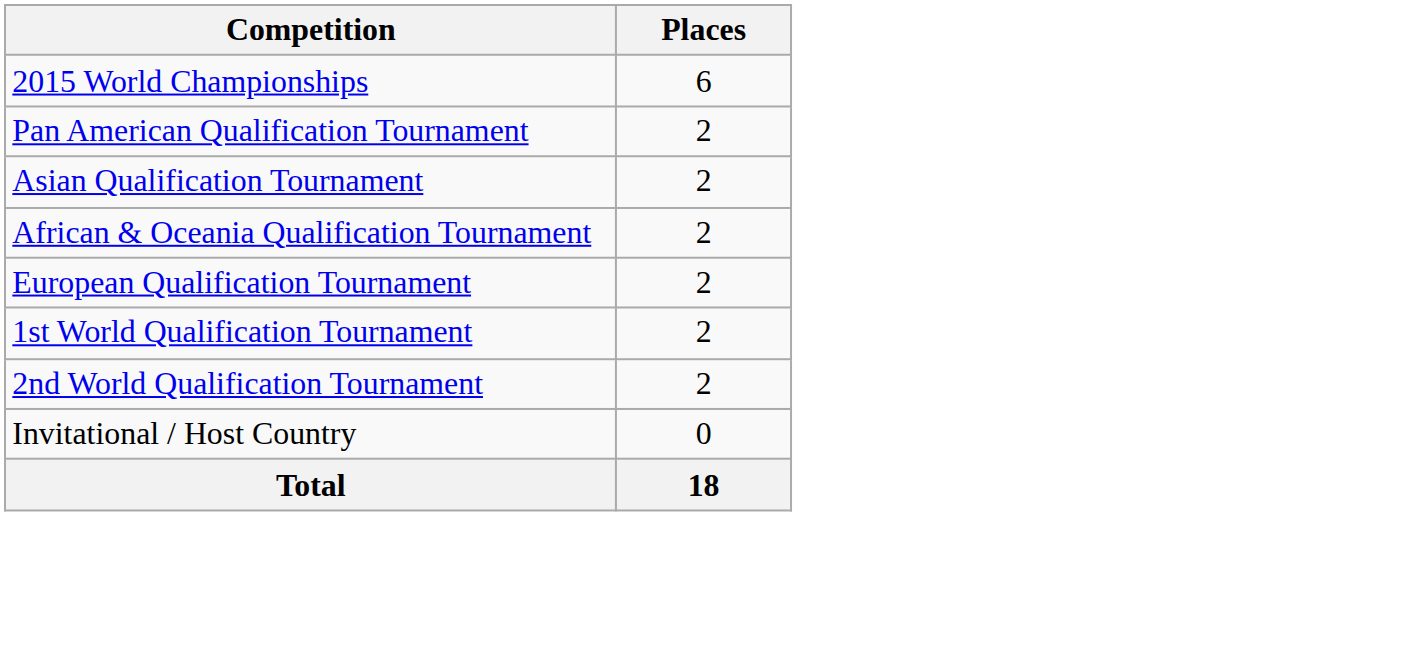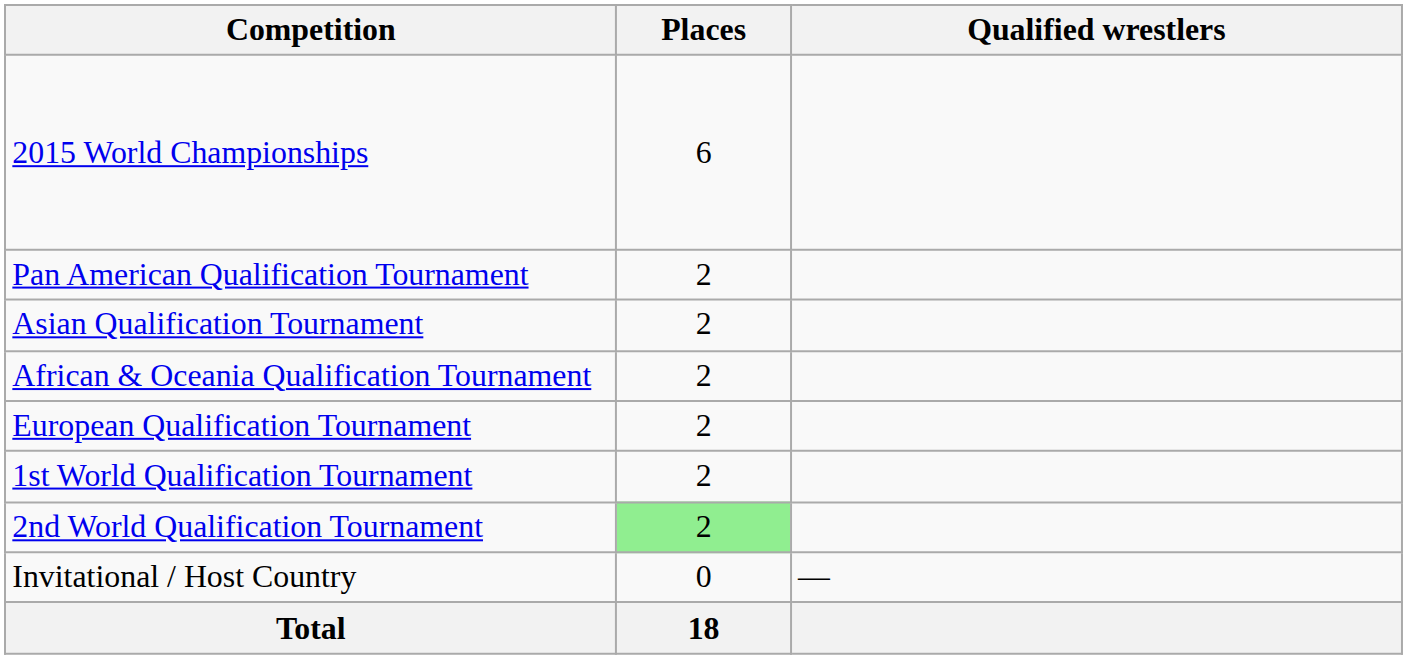+ column: (1096, 29)
(704, 383) no background -> (704, 526) lightgreen background
